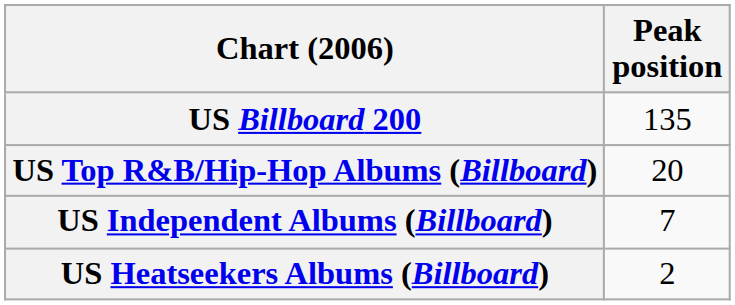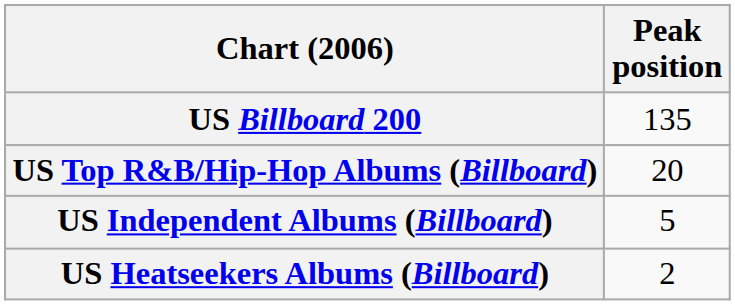(667, 221) 7 -> (667, 221) 5
